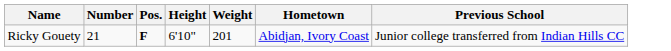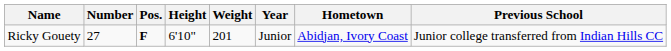+ column: (275, 14)
(93, 35) 21 -> (93, 35) 27
